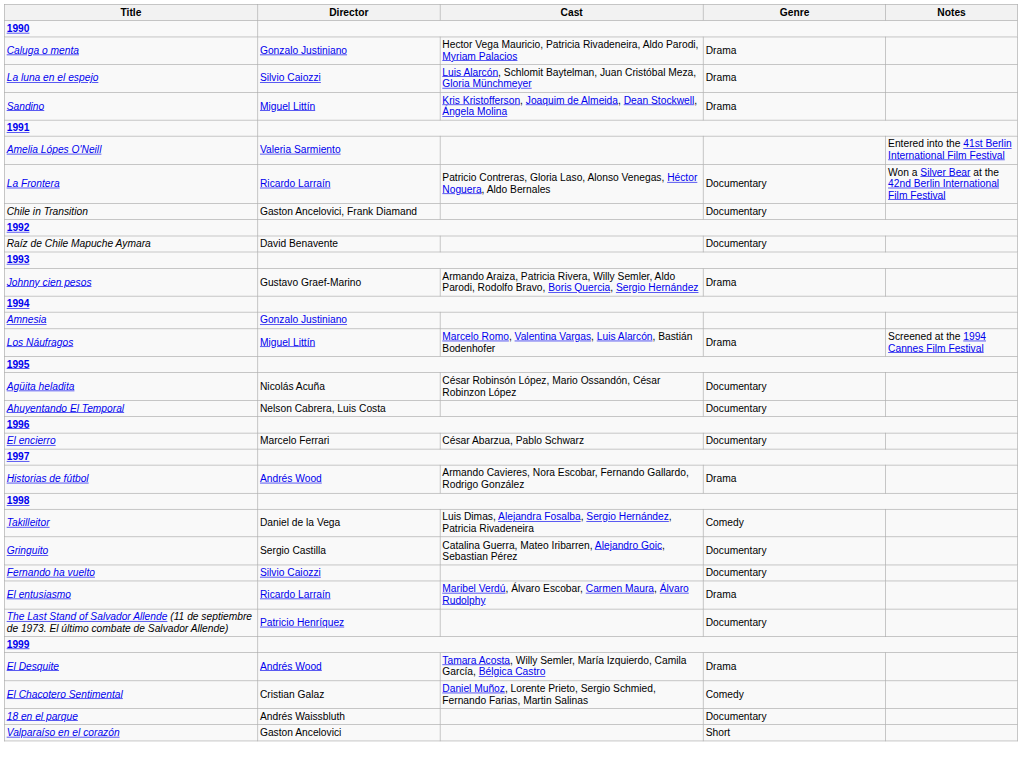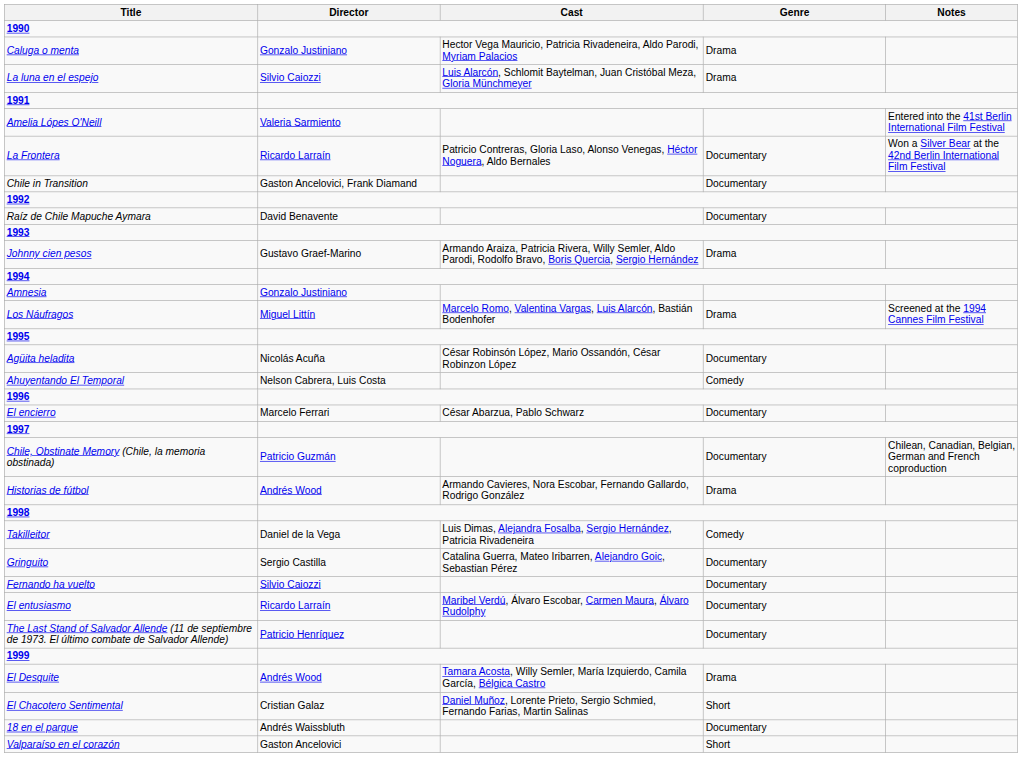- row: (25, 106)
(736, 408) Documentary -> (725, 380) Comedy
+ row: (106, 457)
(721, 595) Drama -> (736, 606) Documentary
(725, 694) Comedy -> (718, 706) Short
